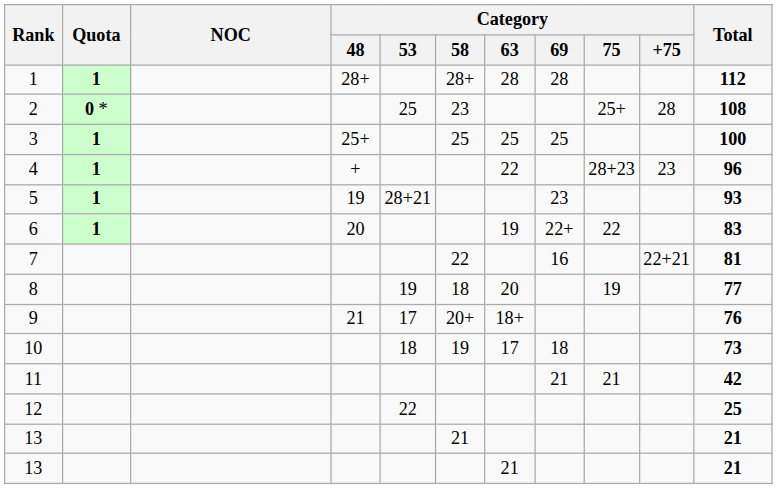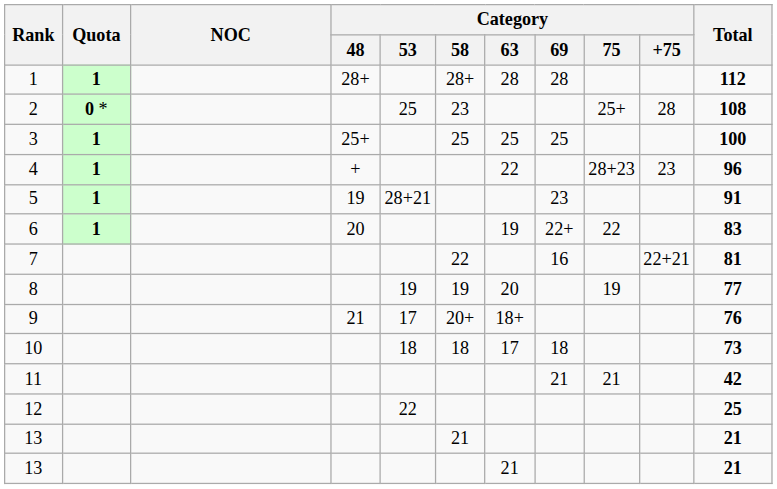(733, 199) 93 -> (733, 199) 91
(460, 289) 18 -> (460, 289) 19
(460, 349) 19 -> (460, 349) 18
